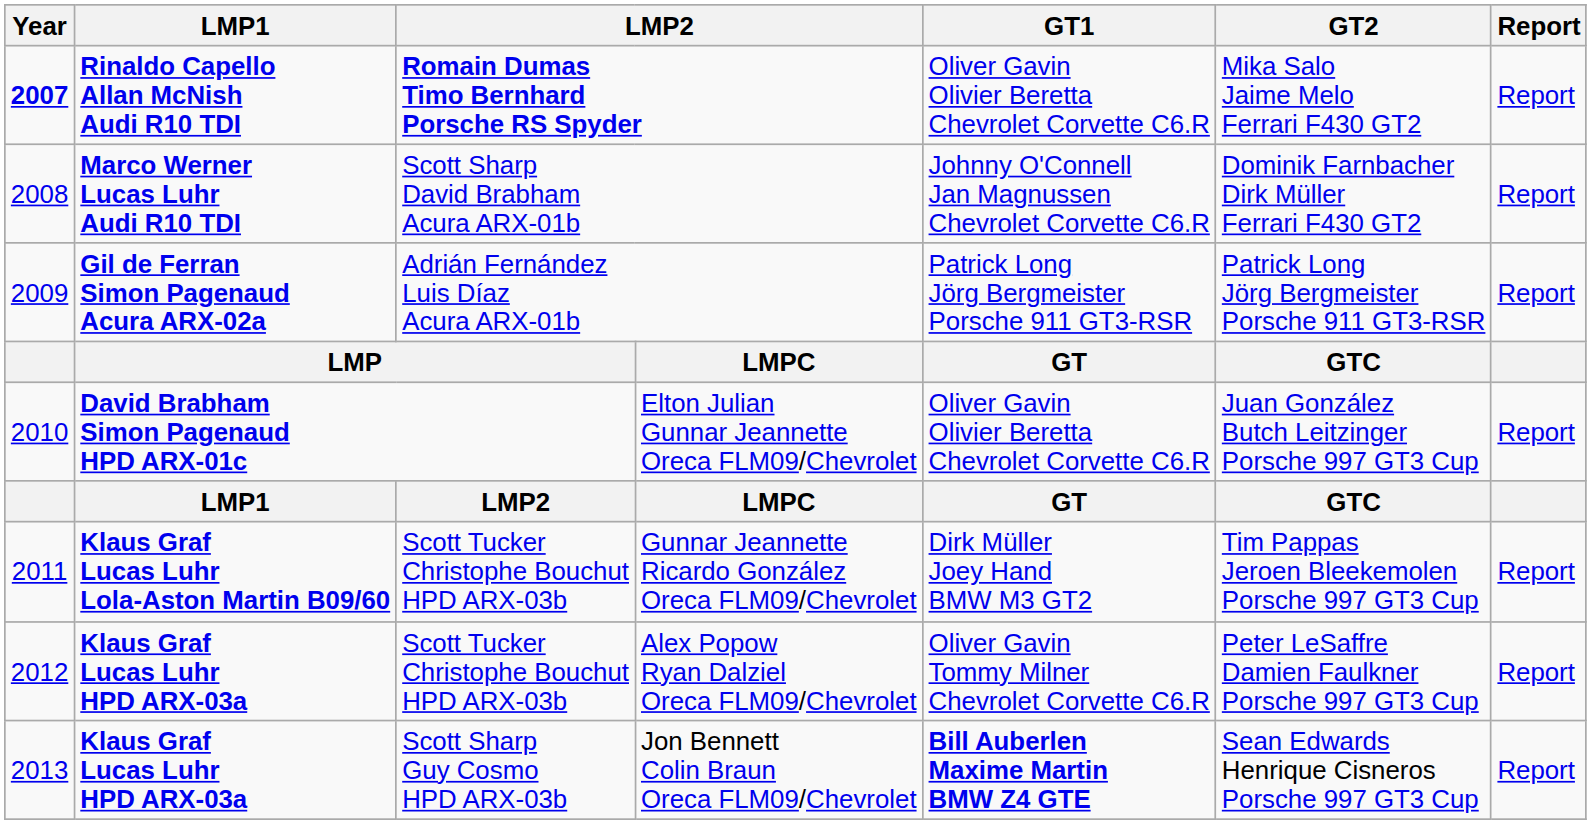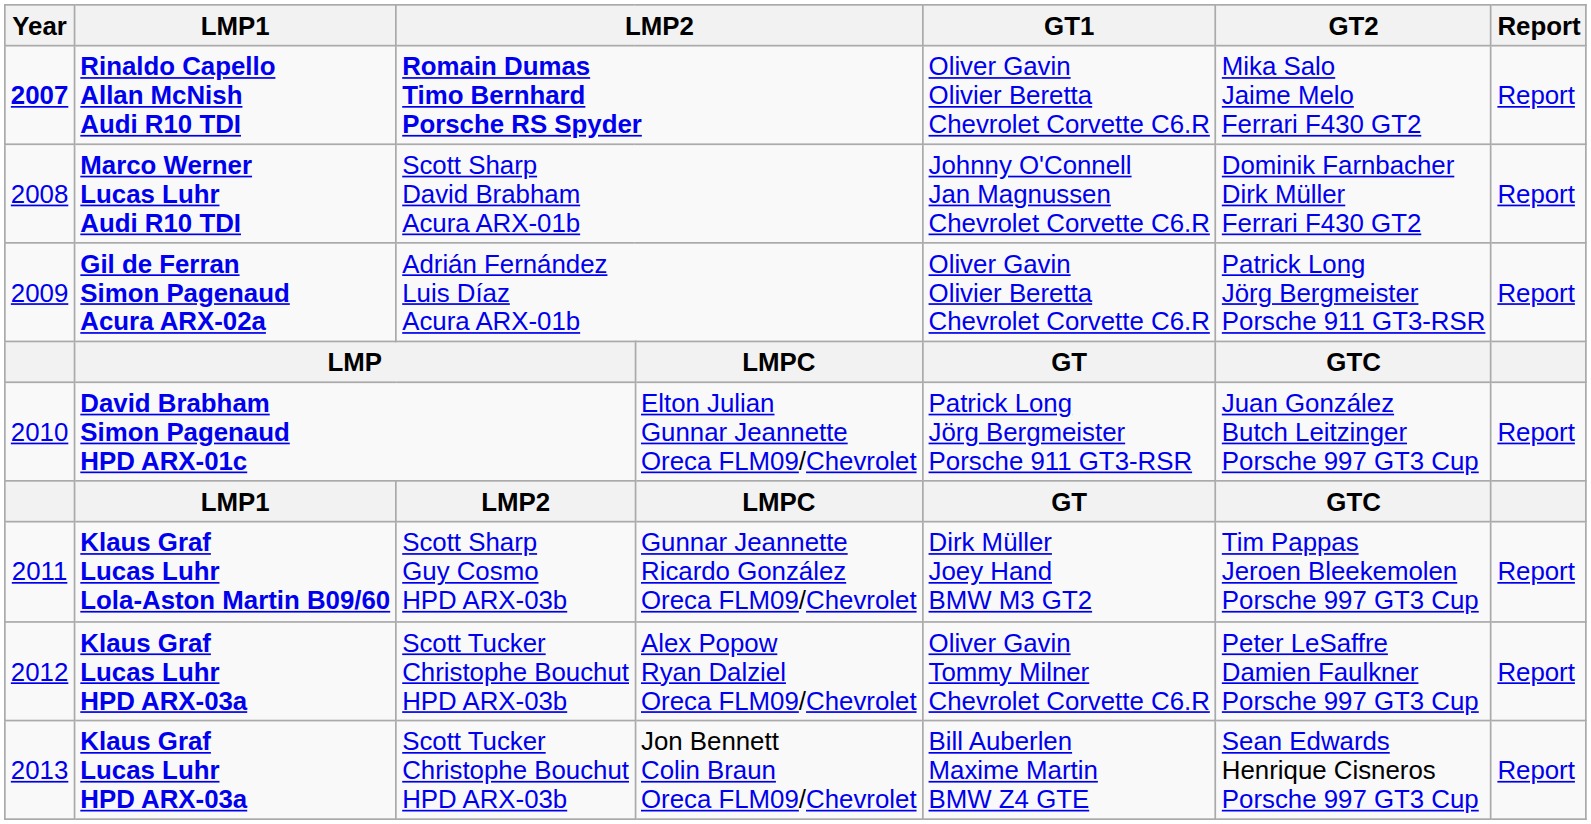(1060, 293) Patrick Long Jörg Bergmeister Porsche 911 GT3-RSR -> (1069, 293) Oliver Gavin Olivier Beretta Chevrolet Corvette C6.R
(1069, 432) Oliver Gavin Olivier Beretta Chevrolet Corvette C6.R -> (1060, 432) Patrick Long Jörg Bergmeister Porsche 911 GT3-RSR
(516, 572) Scott Tucker Christophe Bouchut HPD ARX-03b -> (485, 572) Scott Sharp Guy Cosmo HPD ARX-03b
(485, 769) Scott Sharp Guy Cosmo HPD ARX-03b -> (516, 769) Scott Tucker Christophe Bouchut HPD ARX-03b
(1018, 769) bold -> (1013, 769) normal
